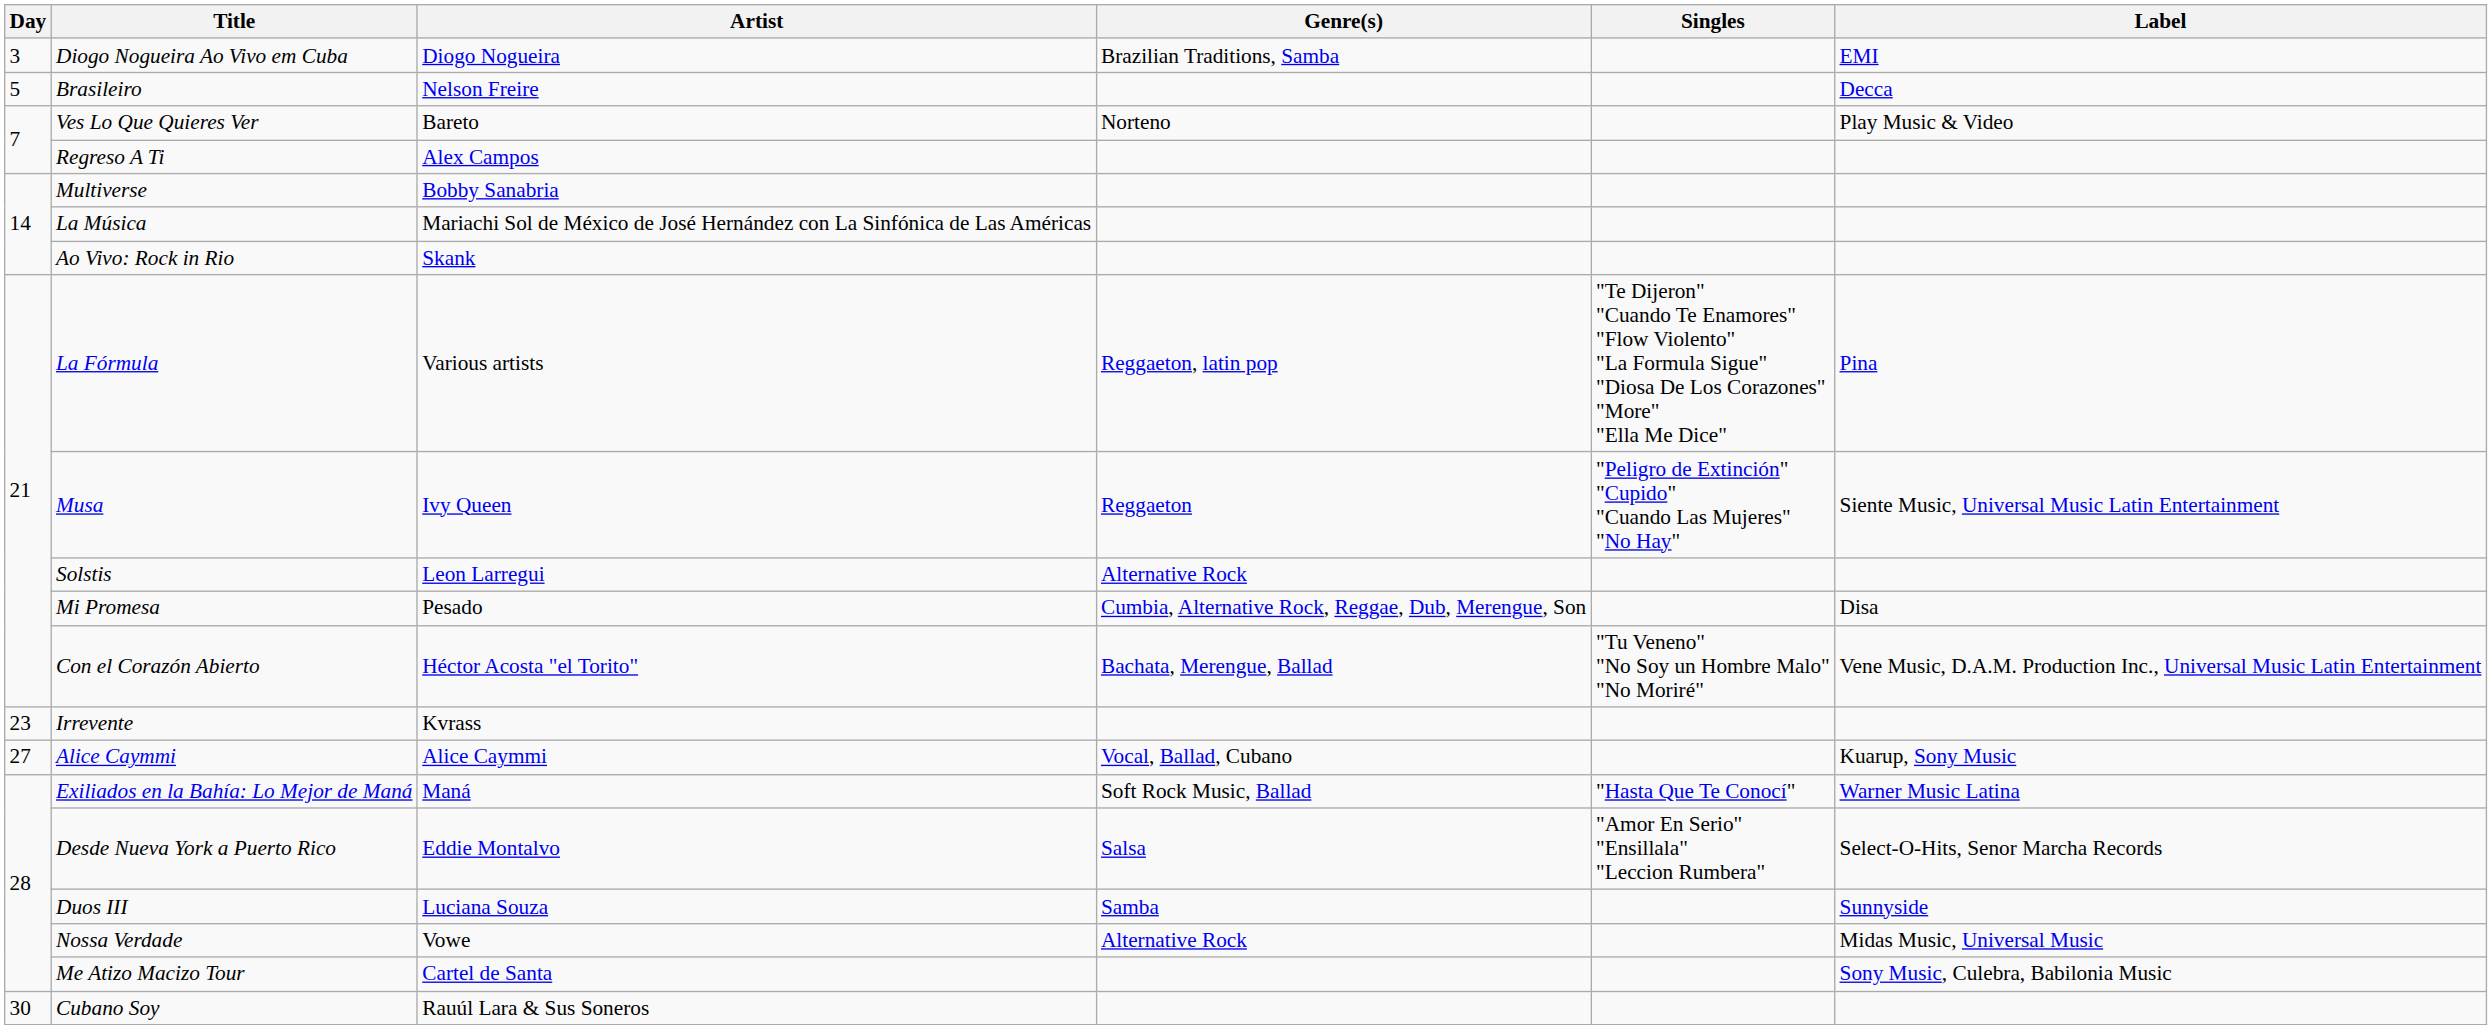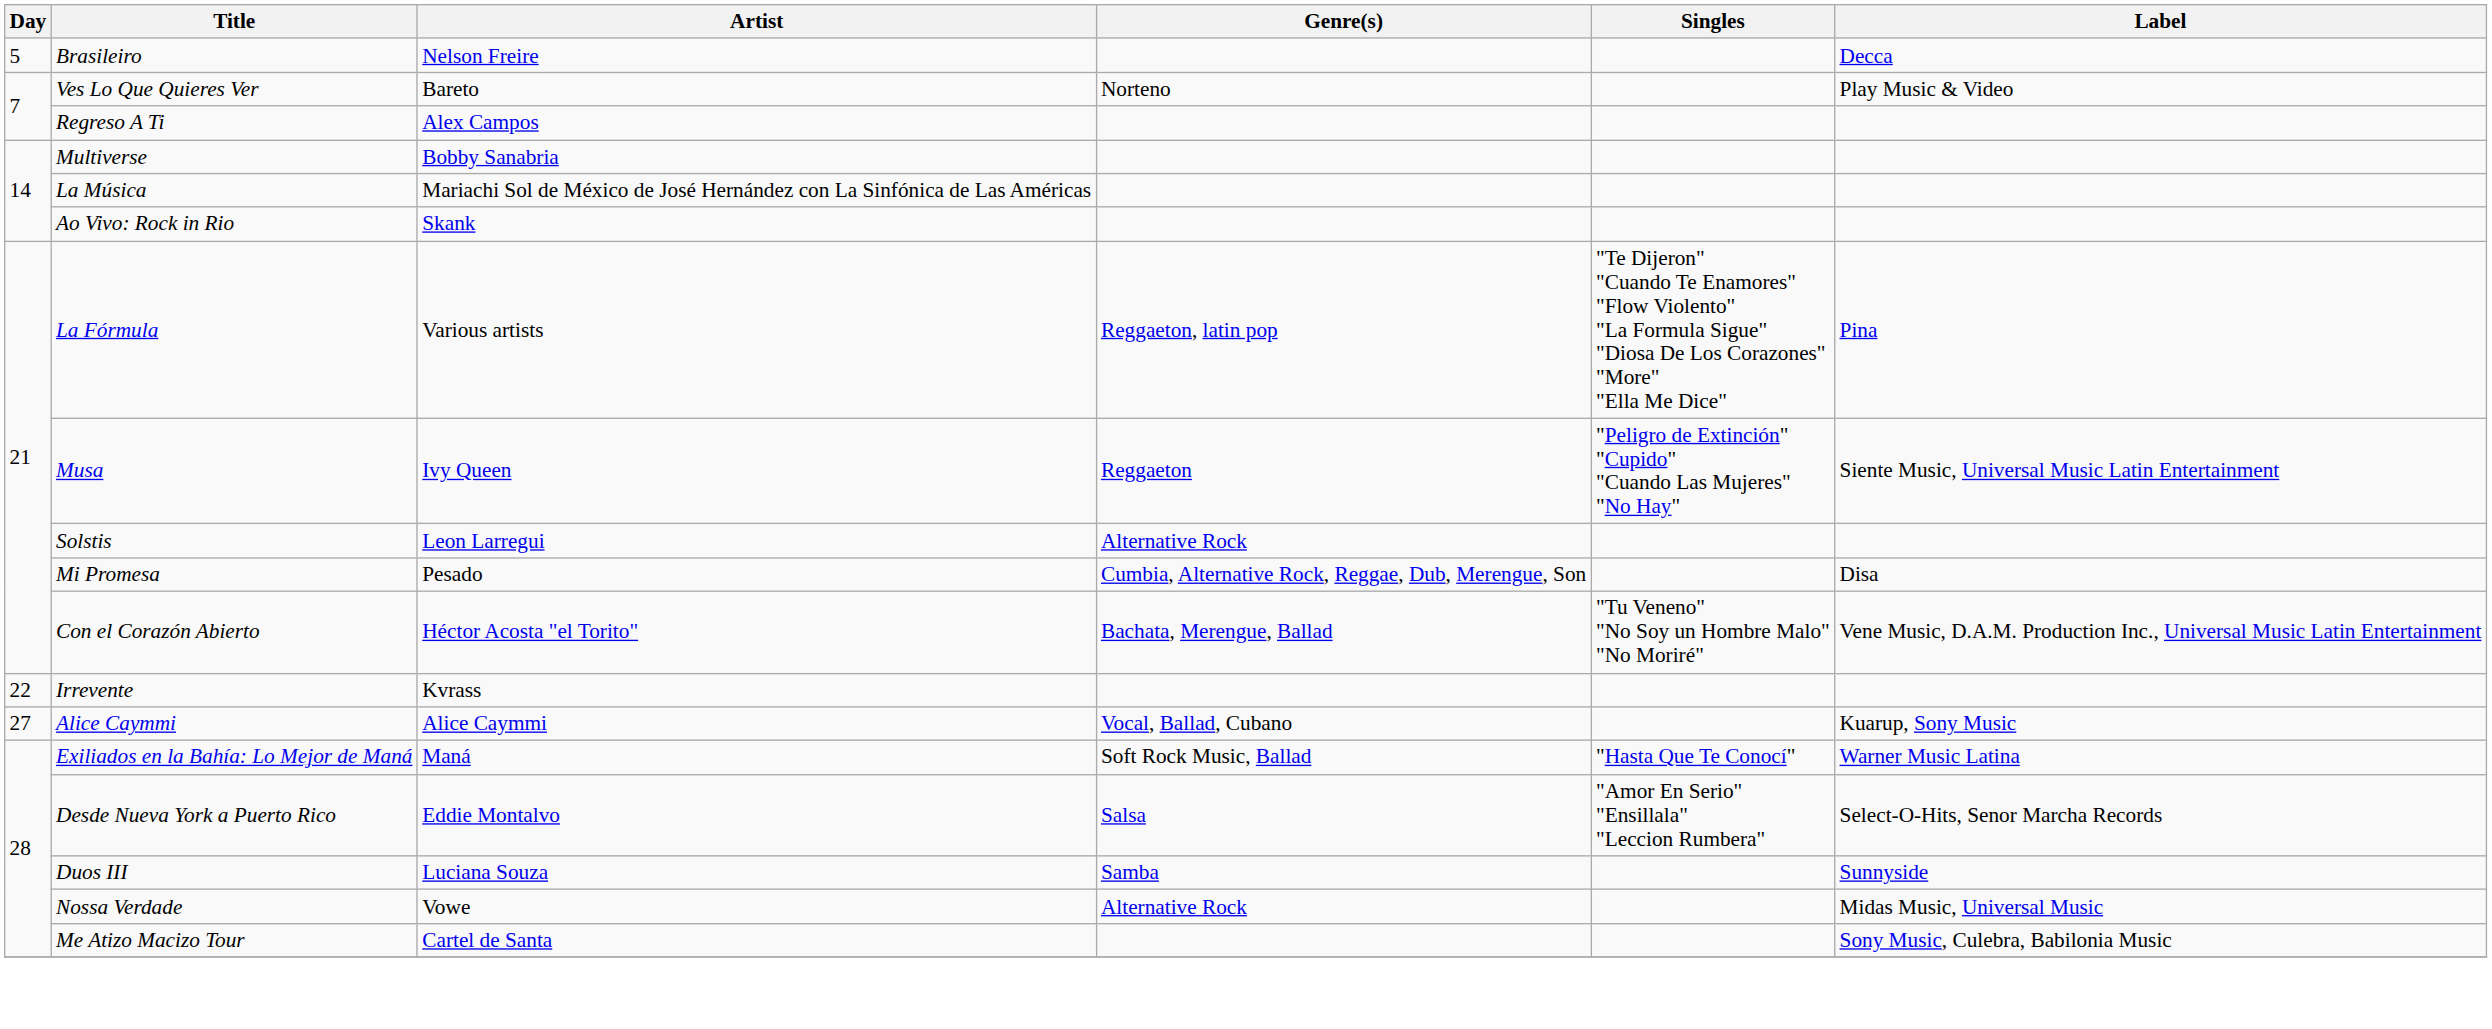- row: (202, 55)
(20, 723) 23 -> (20, 689) 22
- row: (108, 1007)
